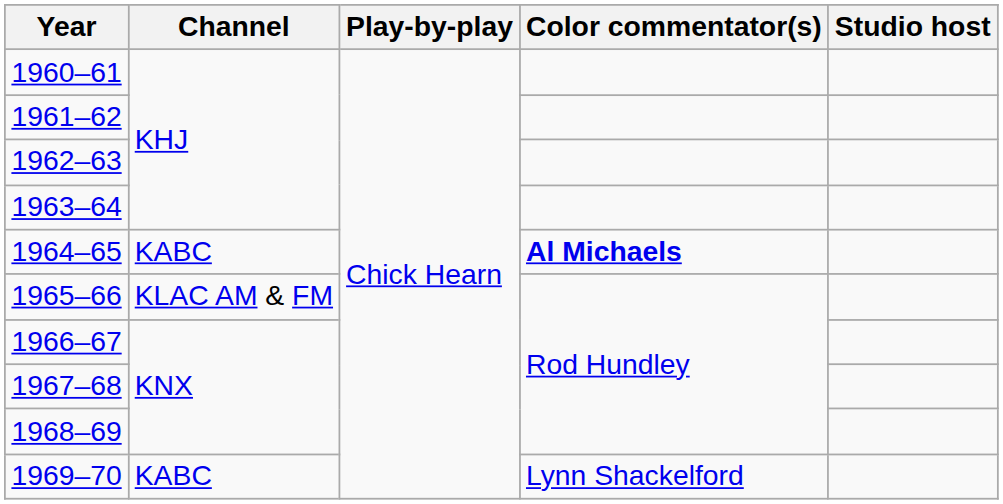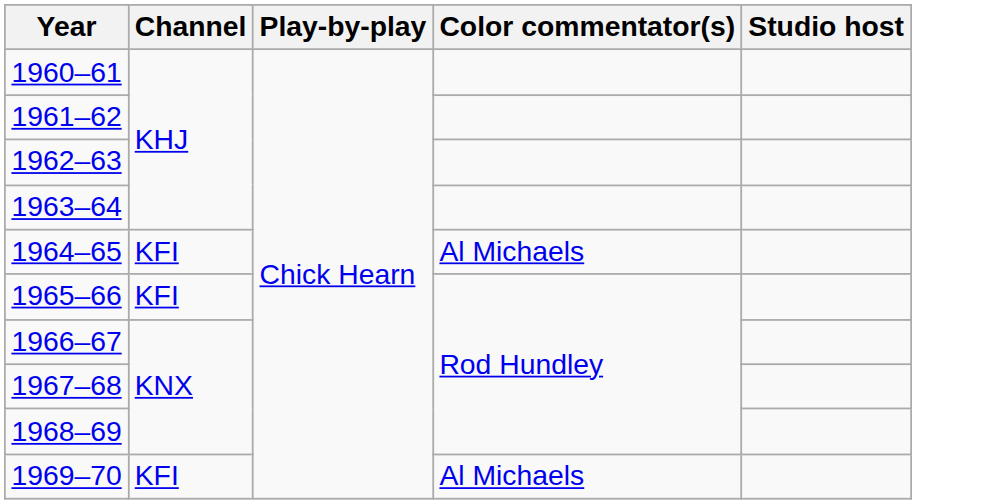(173, 251) KABC -> (157, 251) KFI
(604, 251) bold -> (512, 251) normal
(234, 296) KLAC AM & FM -> (157, 296) KFI
(173, 476) KABC -> (157, 476) KFI
(635, 476) Lynn Shackelford -> (512, 476) Al Michaels
